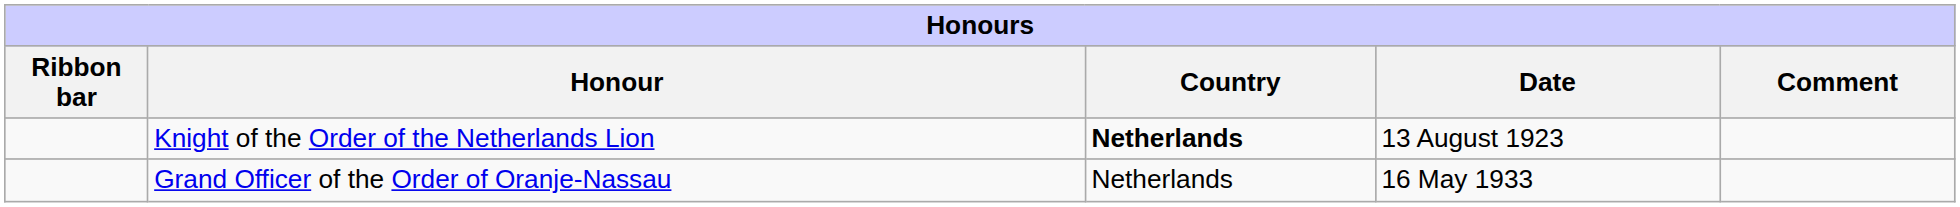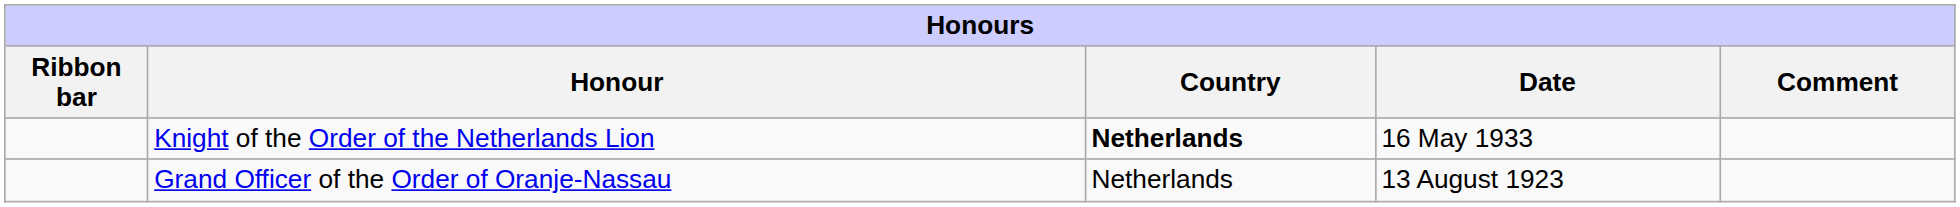(1473, 138) 13 August 1923 -> (1457, 138) 16 May 1933
(1457, 179) 16 May 1933 -> (1473, 179) 13 August 1923
